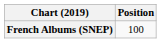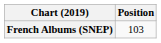(136, 29) 100 -> (136, 29) 103
